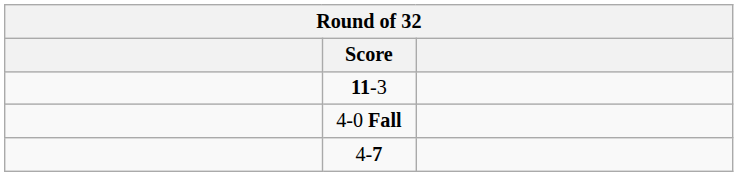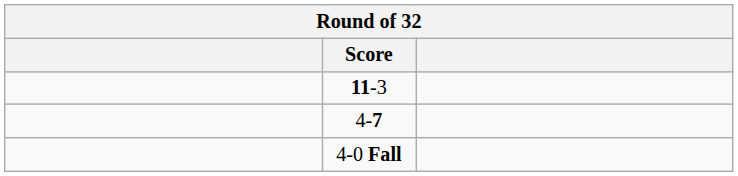rows swapped: (369, 121) <-> (369, 154)
